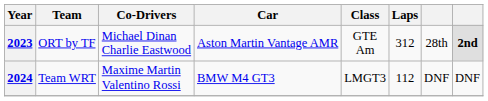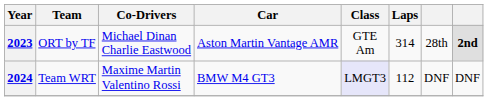(405, 43) 312 -> (405, 43) 314
(365, 78) no background -> (365, 78) lavender background
